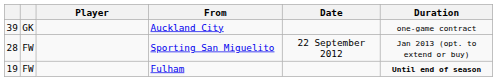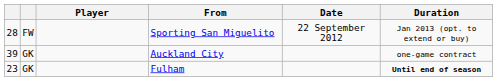rows swapped: (212, 48) <-> (187, 27)
(12, 69) 19 -> (12, 69) 23
(28, 69) FW -> (28, 69) GK
